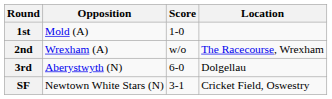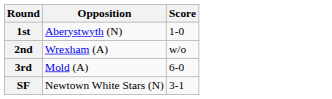- column: (263, 13)
(67, 31) Mold (A) -> (84, 31) Aberystwyth (N)
(84, 67) Aberystwyth (N) -> (67, 67) Mold (A)
